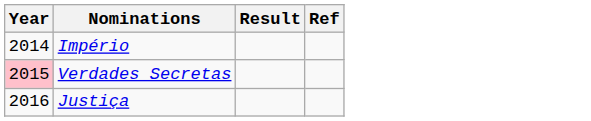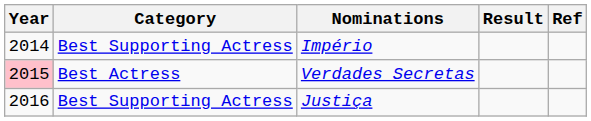+ column: (175, 19)
